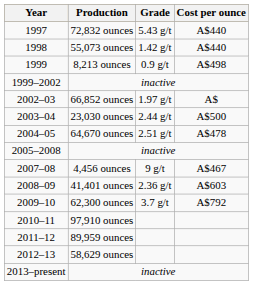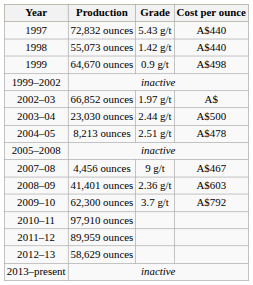(102, 64) 8,213 ounces -> (102, 64) 64,670 ounces
(102, 133) 64,670 ounces -> (102, 133) 8,213 ounces
